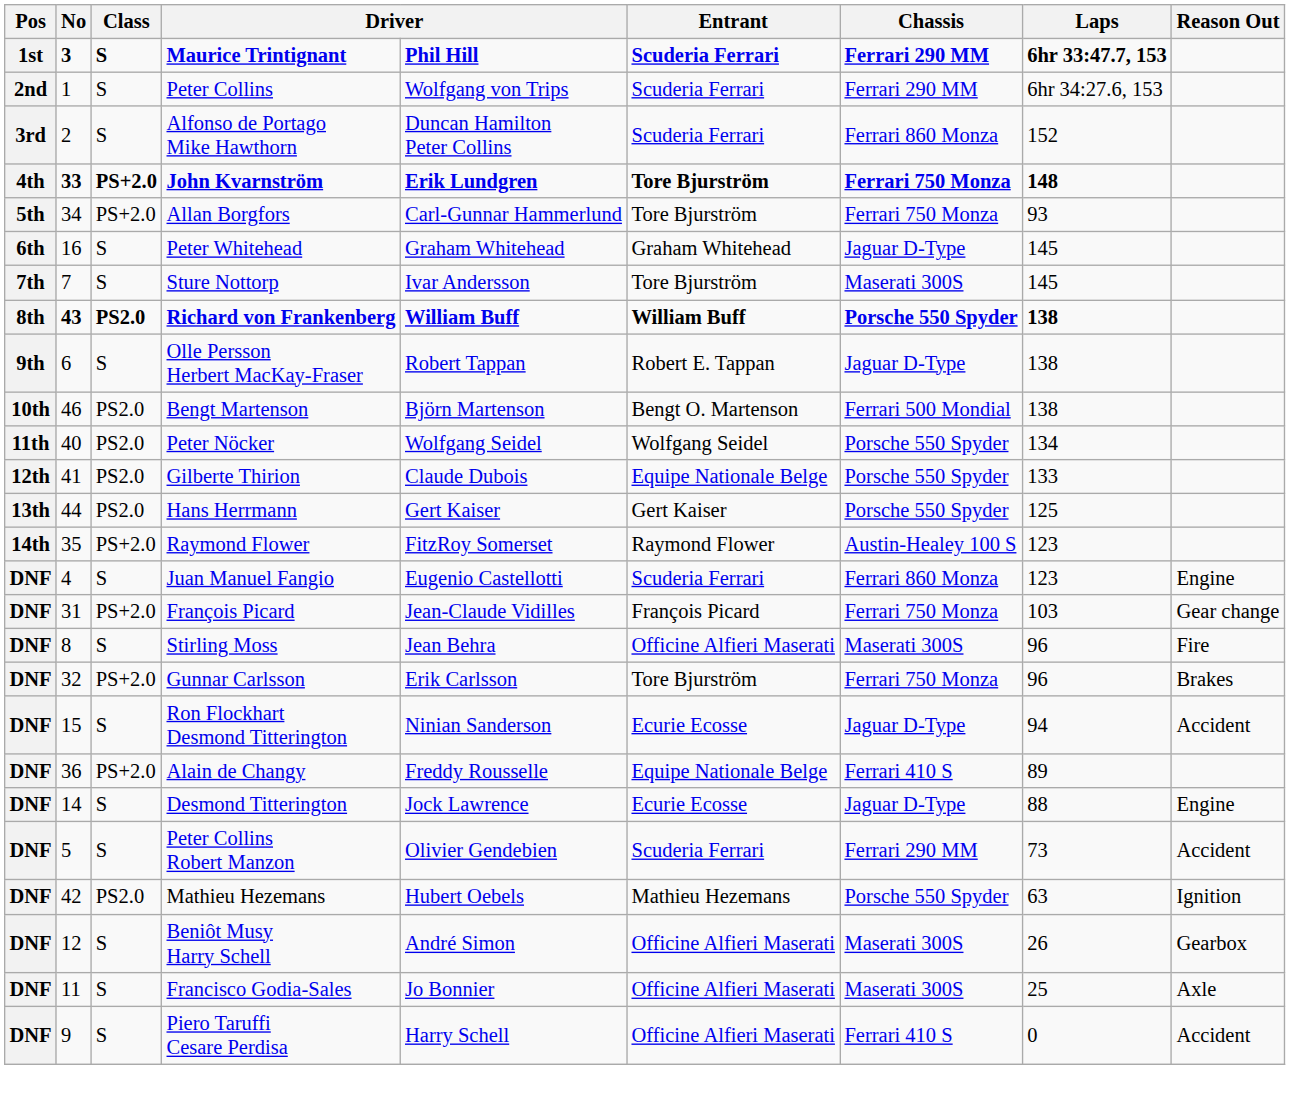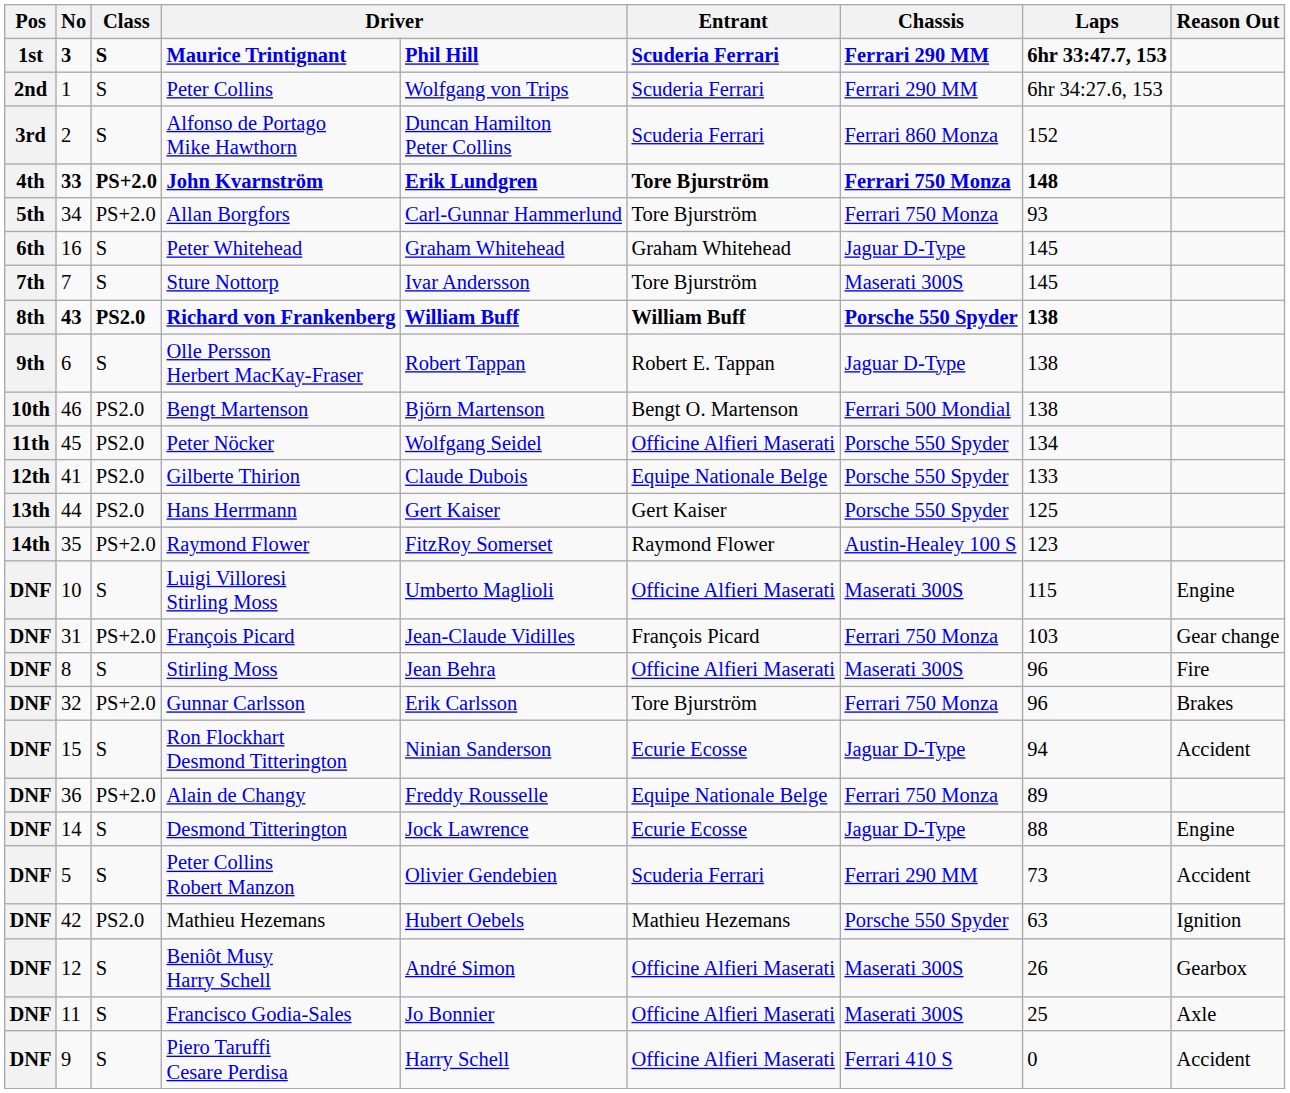(71, 442) 40 -> (71, 442) 45
(700, 442) Wolfgang Seidel -> (733, 442) Officine Alfieri Maserati
- row: (250, 577)
+ row: (226, 589)
(899, 771) Ferrari 410 S -> (921, 795) Ferrari 750 Monza
